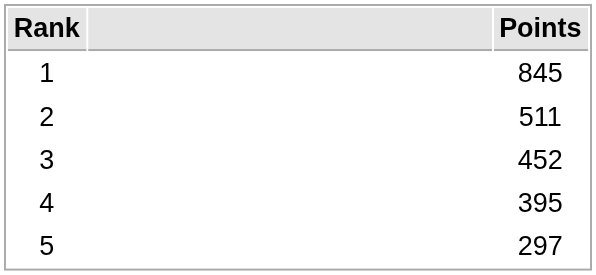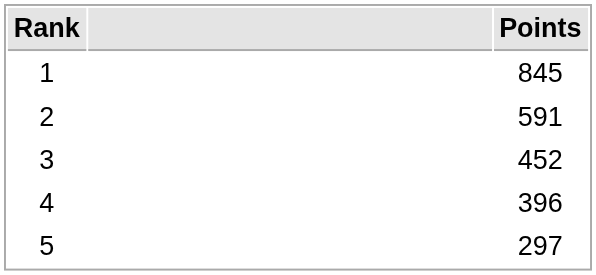(540, 117) 511 -> (540, 117) 591
(540, 203) 395 -> (540, 203) 396
